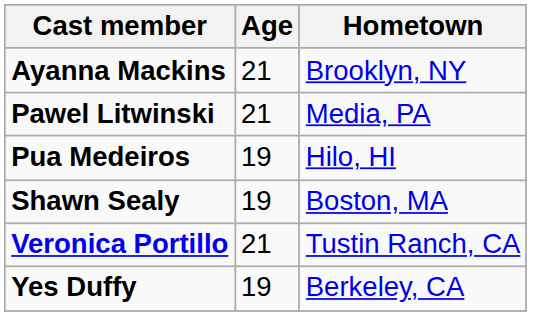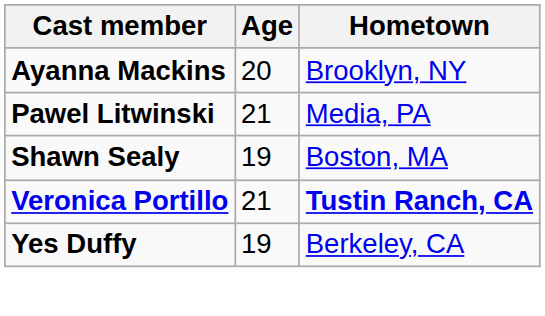(256, 69) 21 -> (256, 69) 20
- row: (101, 157)
(413, 244) normal -> (419, 200) bold
